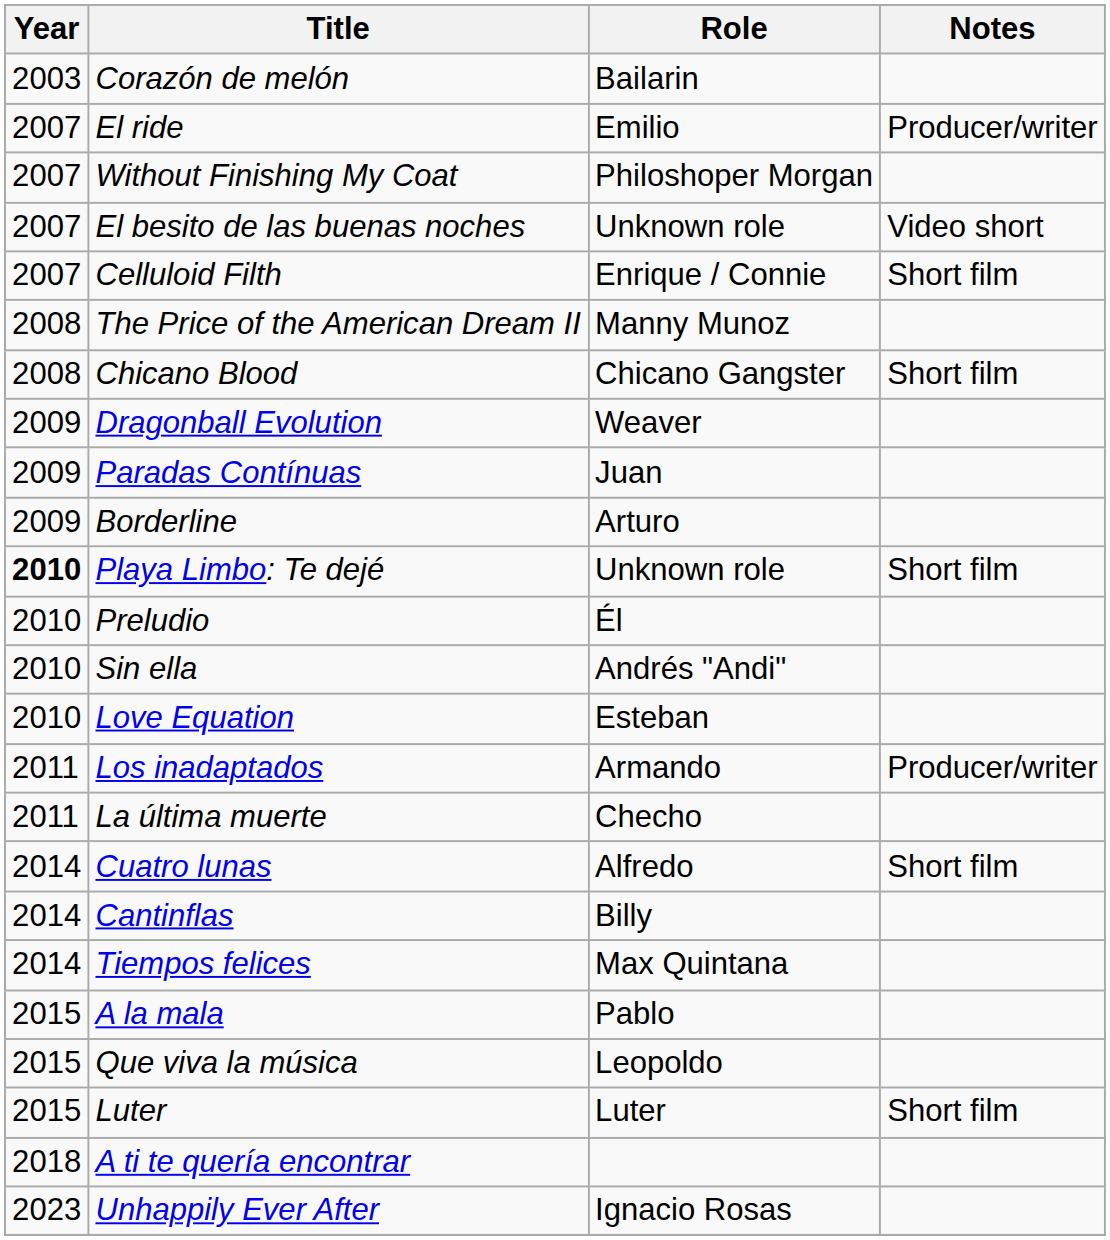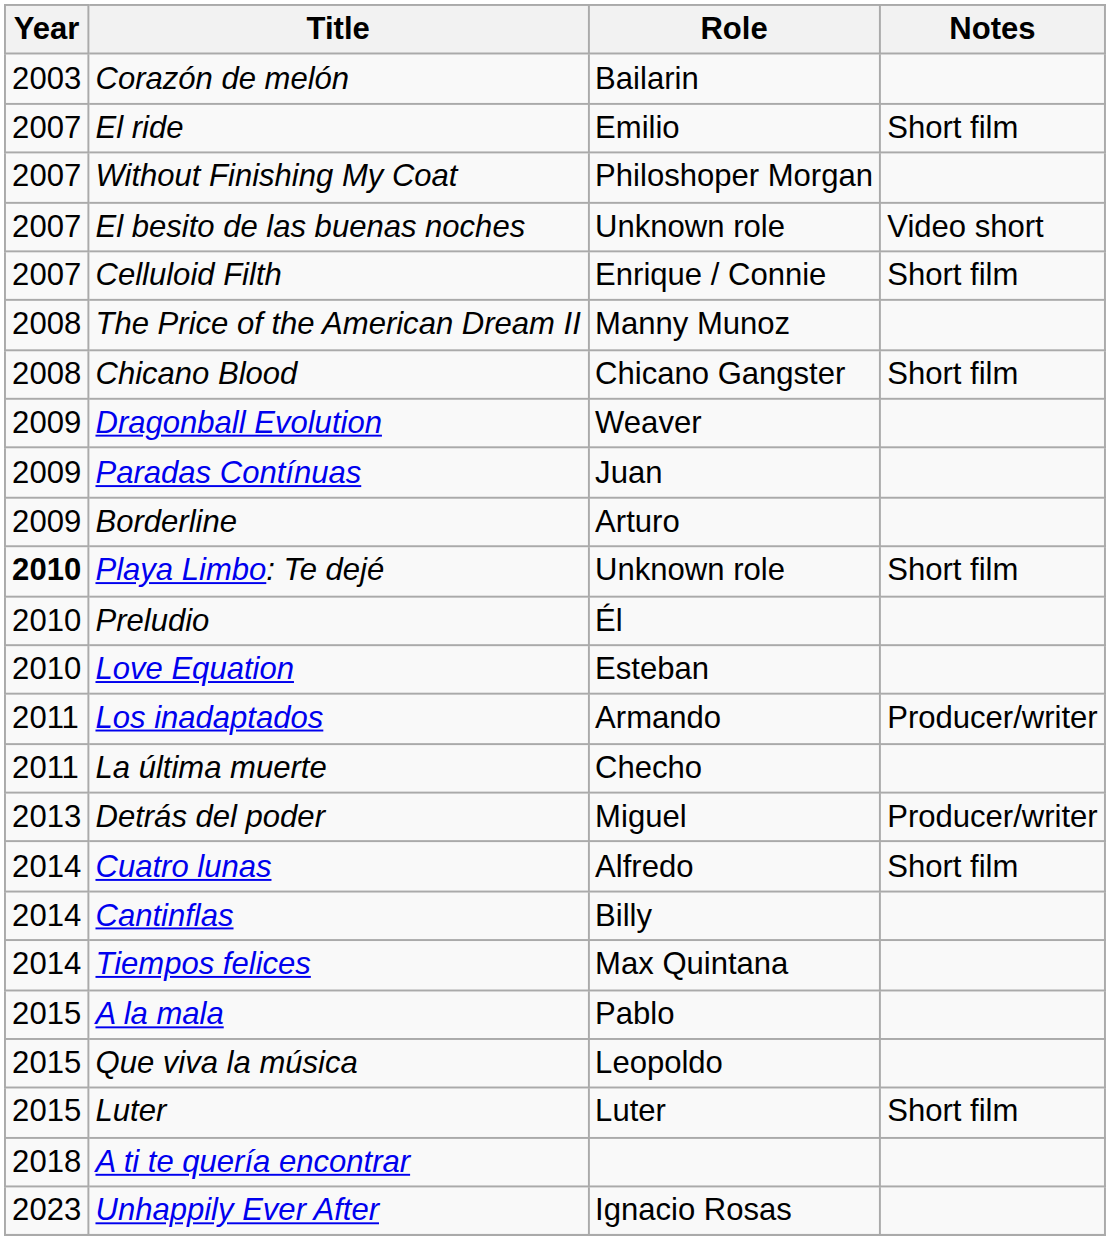(992, 127) Producer/writer -> (953, 127) Short film
- row: (146, 669)
+ row: (210, 816)
